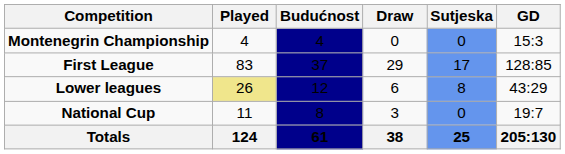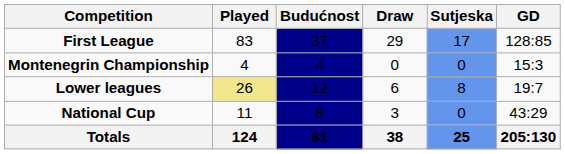rows swapped: (108, 64) <-> (108, 40)
(528, 88) 43:29 -> (528, 88) 19:7
(528, 112) 19:7 -> (528, 112) 43:29
